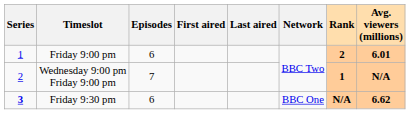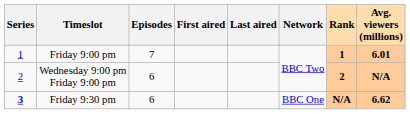(152, 54) 6 -> (152, 54) 7
(342, 54) 2 -> (342, 54) 1
(152, 77) 7 -> (152, 77) 6
(342, 77) 1 -> (342, 77) 2
